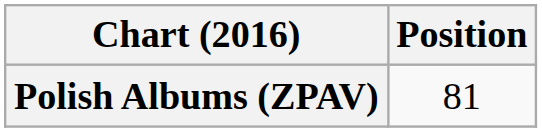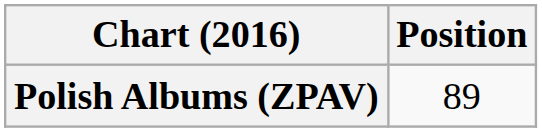(462, 95) 81 -> (462, 95) 89
